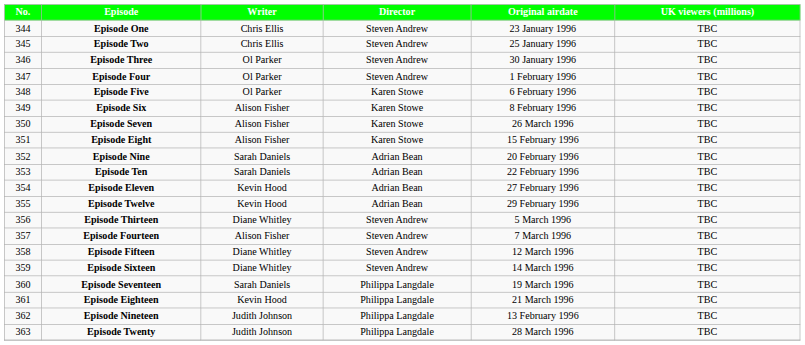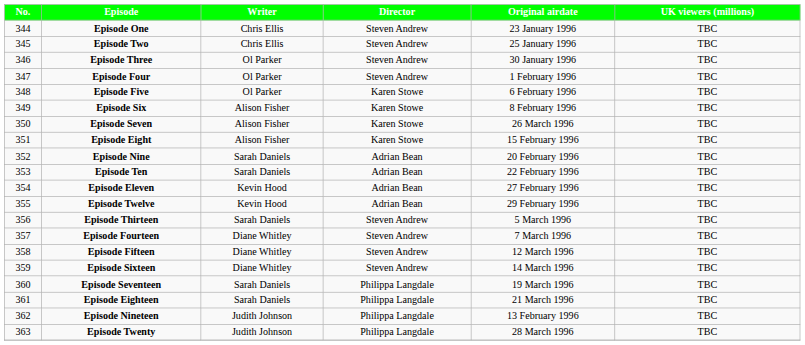(262, 220) Diane Whitley -> (262, 220) Sarah Daniels
(262, 236) Alison Fisher -> (262, 236) Diane Whitley
(262, 300) Kevin Hood -> (262, 300) Sarah Daniels
